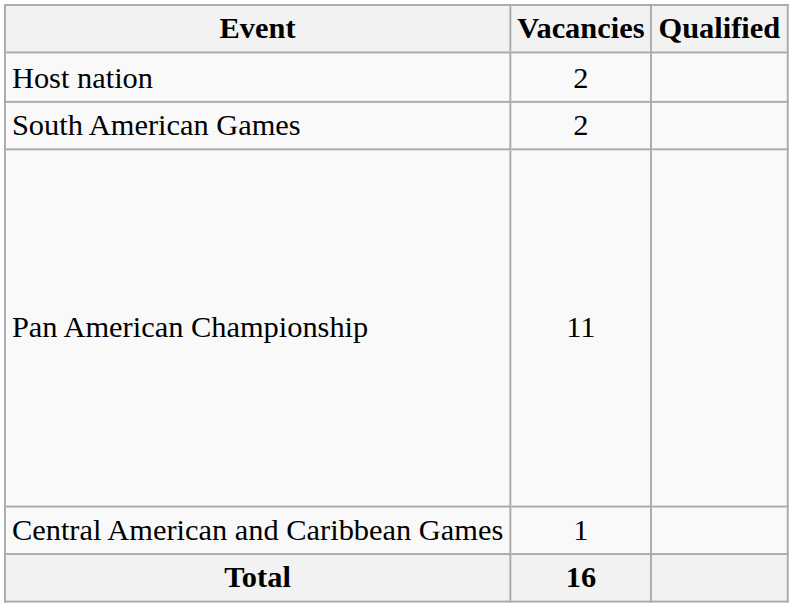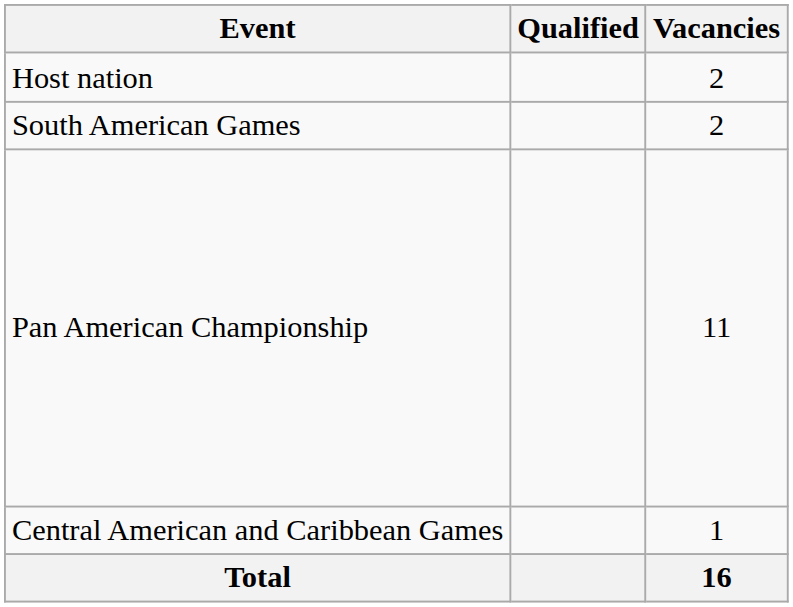columns swapped: (581, 28) <-> (719, 28)
